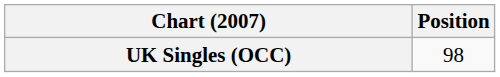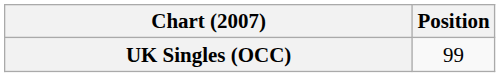(453, 54) 98 -> (453, 54) 99
